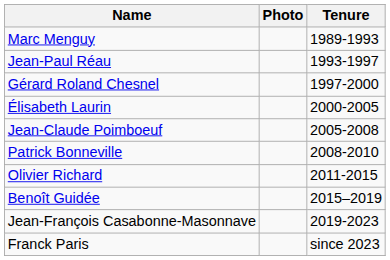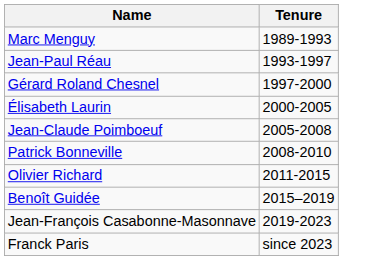- column: (283, 15)
